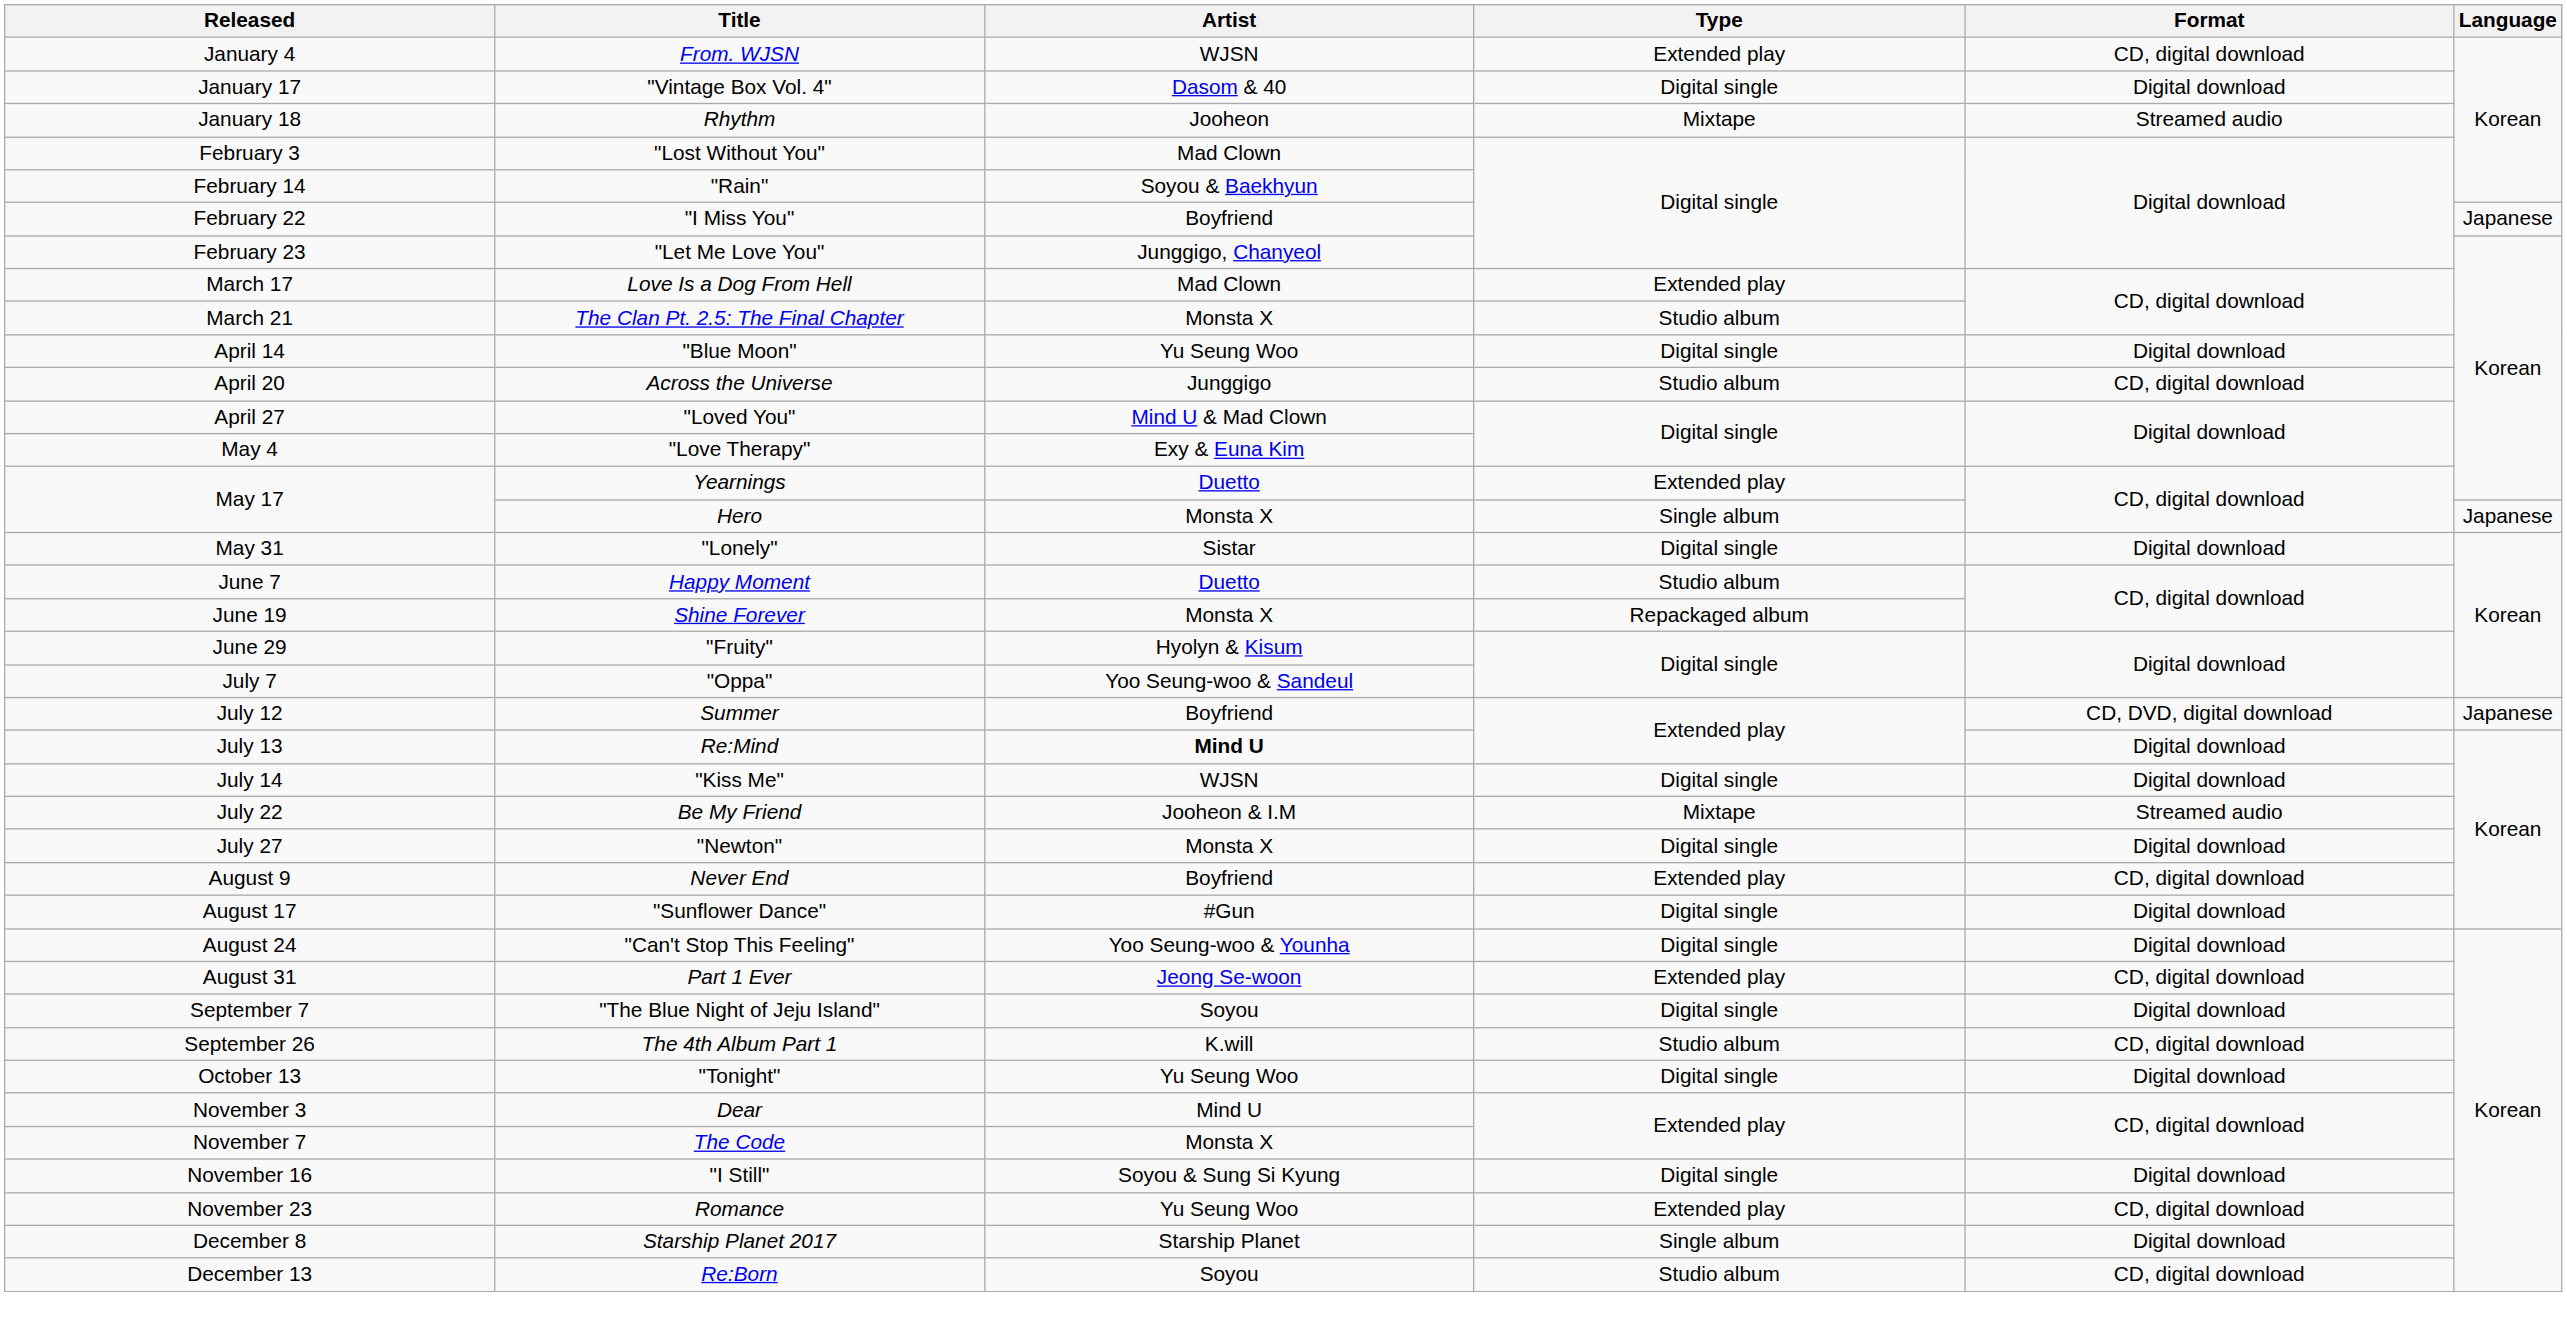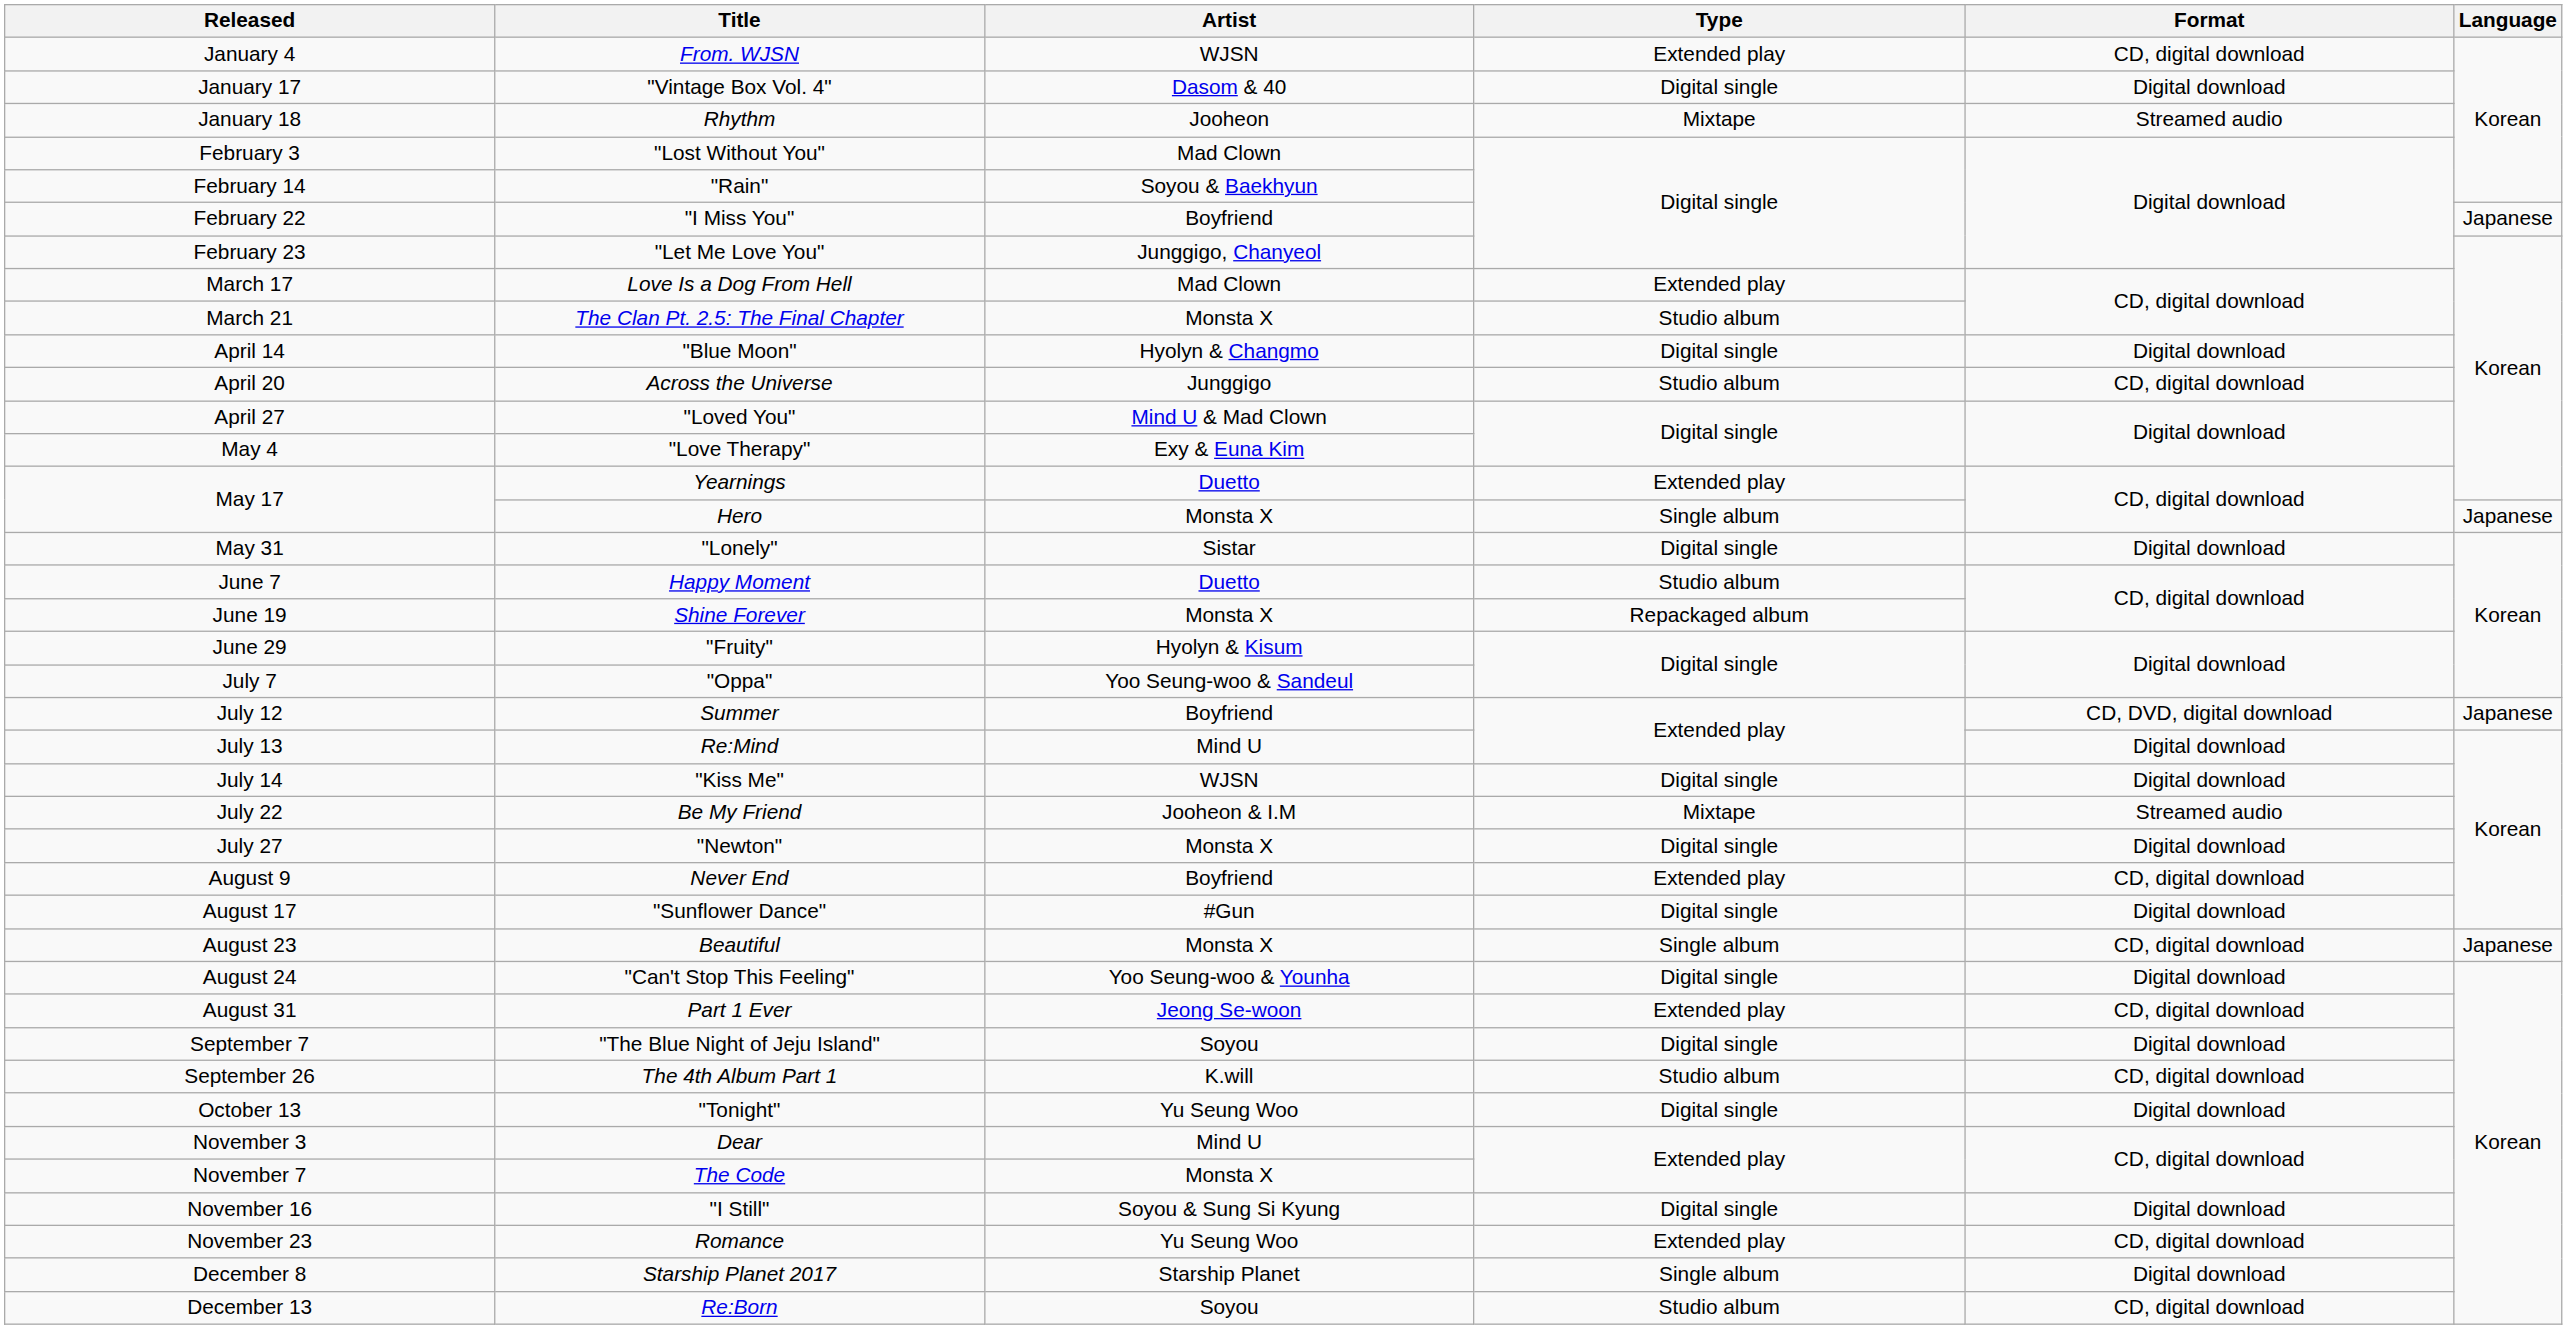(1229, 350) Yu Seung Woo -> (1229, 350) Hyolyn & Changmo
(1229, 746) bold -> (1229, 746) normal
+ row: (740, 944)
